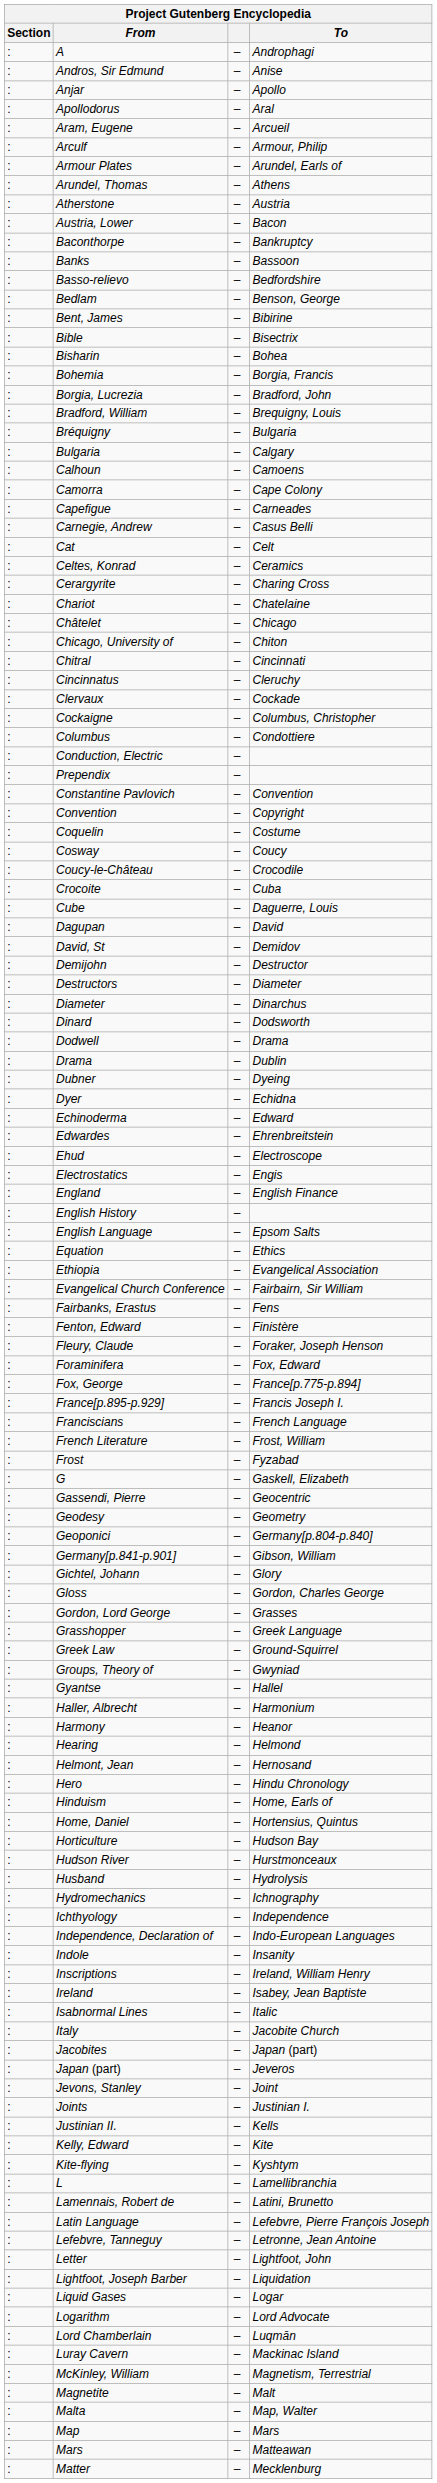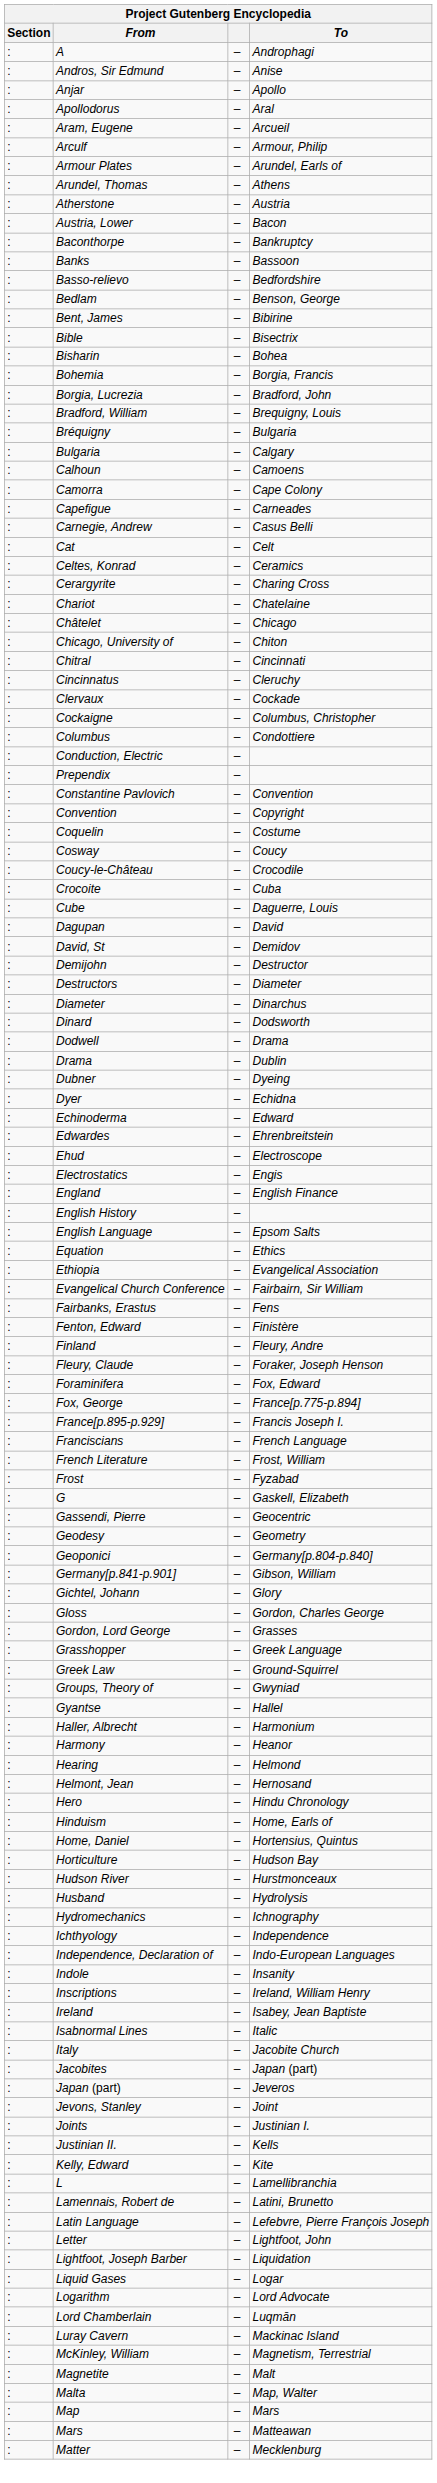+ row: (76, 1346)
- row: (82, 2164)
- row: (109, 2240)
